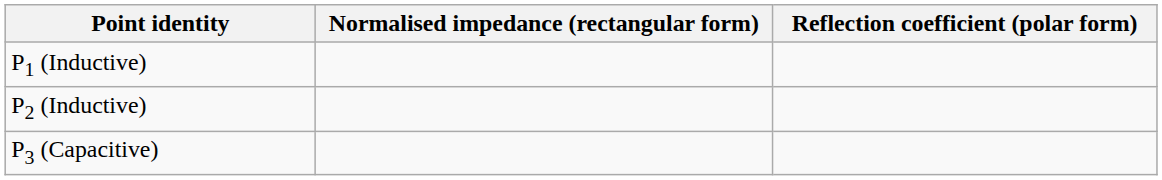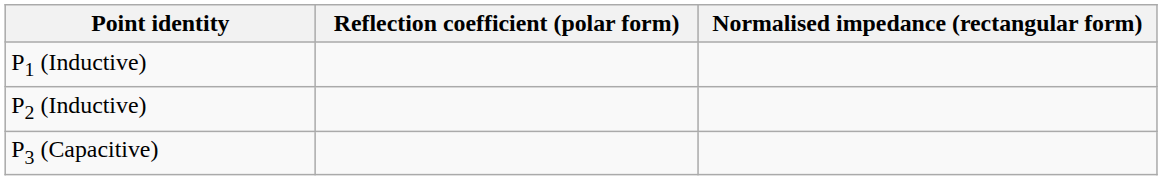columns swapped: (965, 23) <-> (544, 23)
